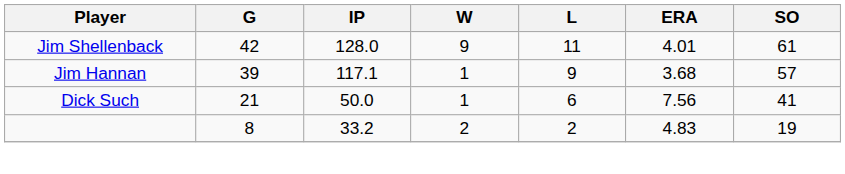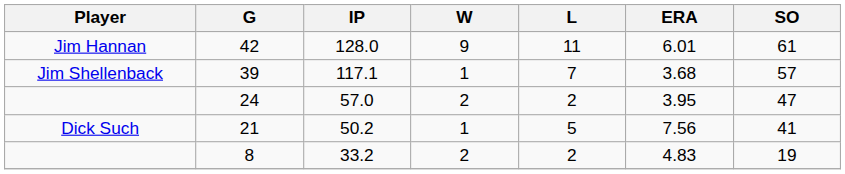(100, 45) Jim Shellenback -> (100, 45) Jim Hannan
(679, 45) 4.01 -> (679, 45) 6.01
(100, 73) Jim Hannan -> (100, 73) Jim Shellenback
(572, 73) 9 -> (572, 73) 7
+ row: (249, 100)
(357, 100) 50.0 -> (357, 127) 50.2
(572, 100) 6 -> (572, 127) 5
